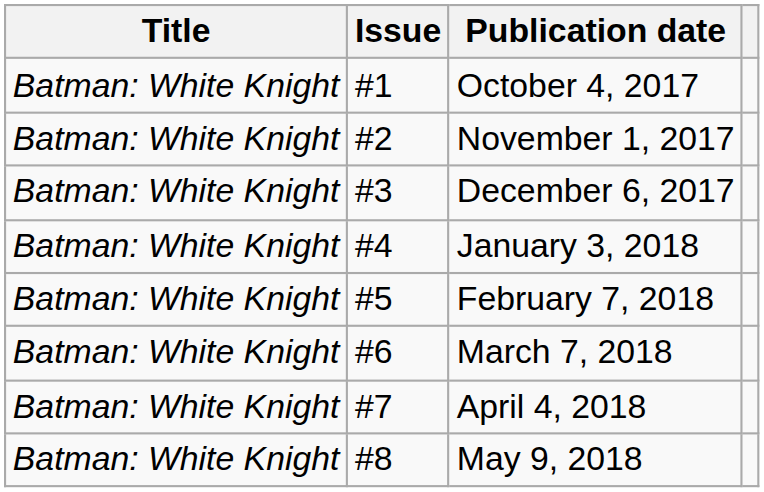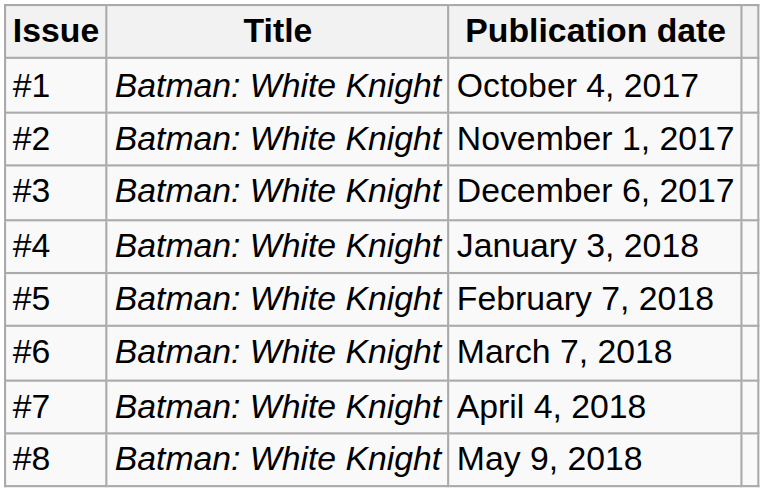columns swapped: (176, 31) <-> (398, 31)
